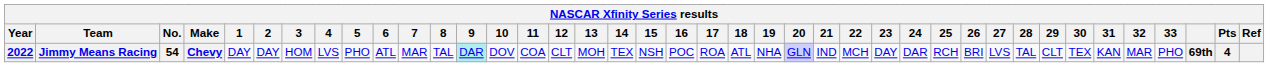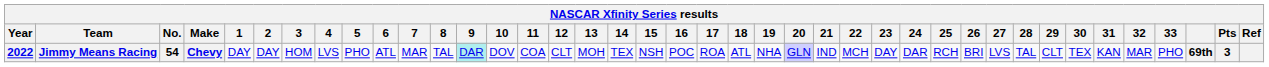(1227, 52) 4 -> (1227, 52) 3
